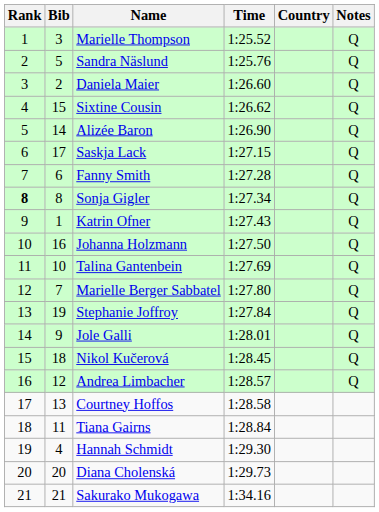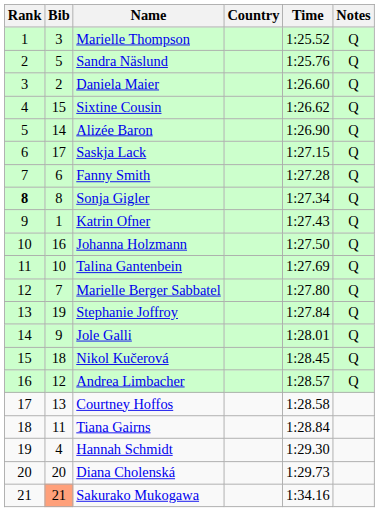columns swapped: (304, 15) <-> (249, 15)
(59, 495) no background -> (59, 495) lightsalmon background
